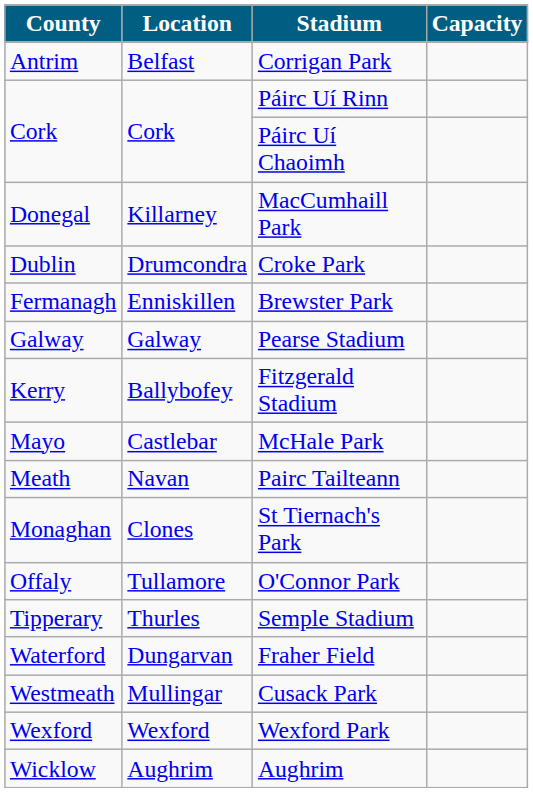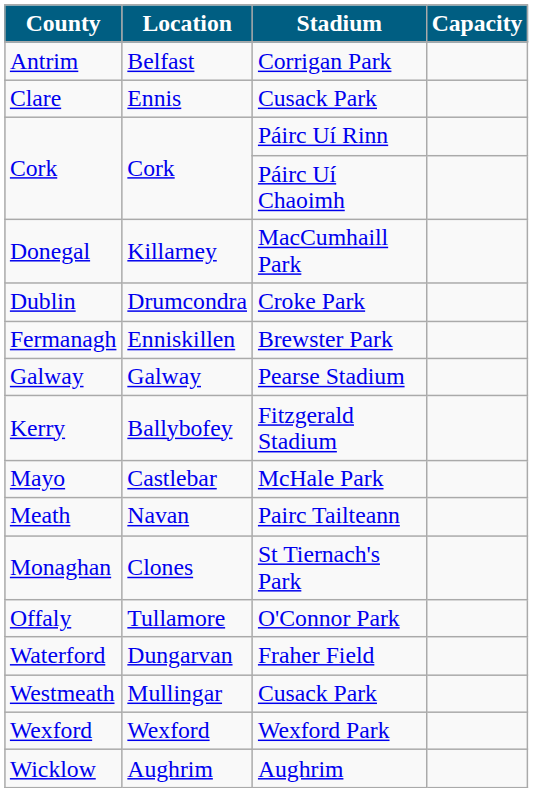+ row: (36, 98)
- row: (56, 618)
